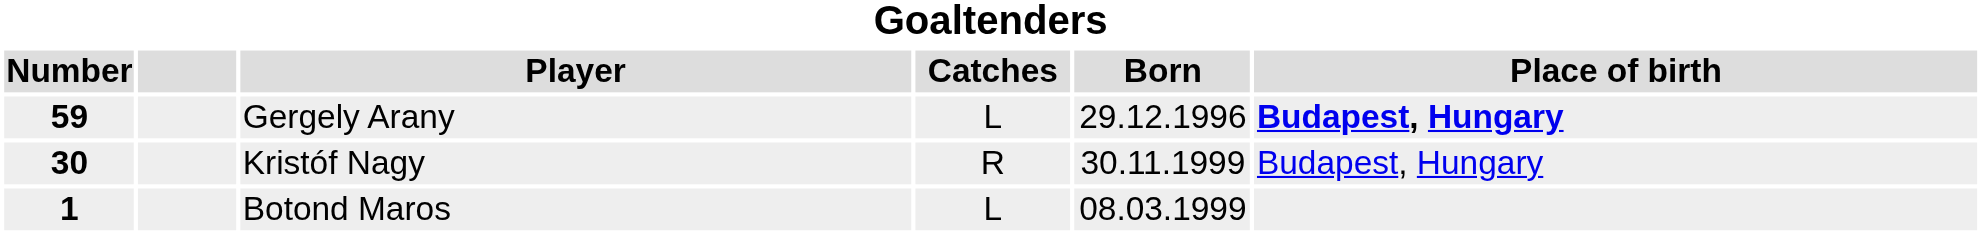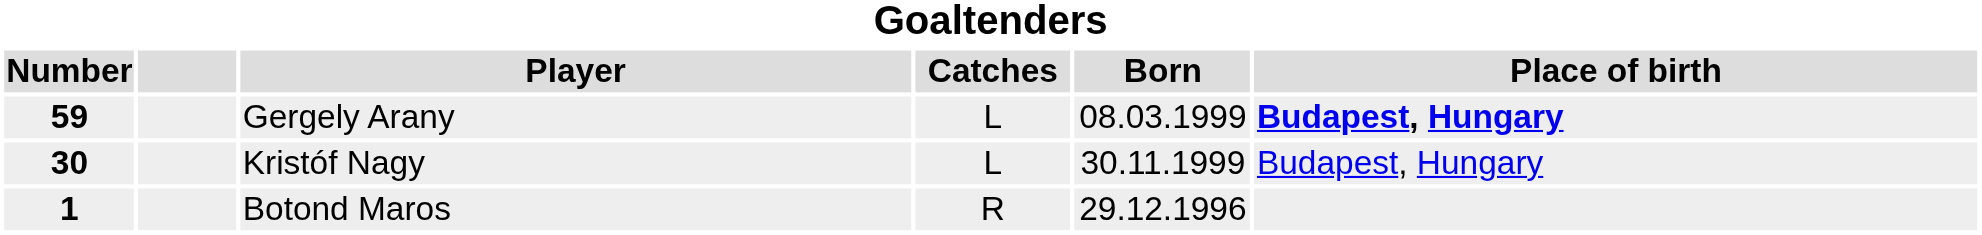(1163, 116) 29.12.1996 -> (1163, 116) 08.03.1999
(993, 162) R -> (993, 162) L
(993, 208) L -> (993, 208) R
(1163, 208) 08.03.1999 -> (1163, 208) 29.12.1996
